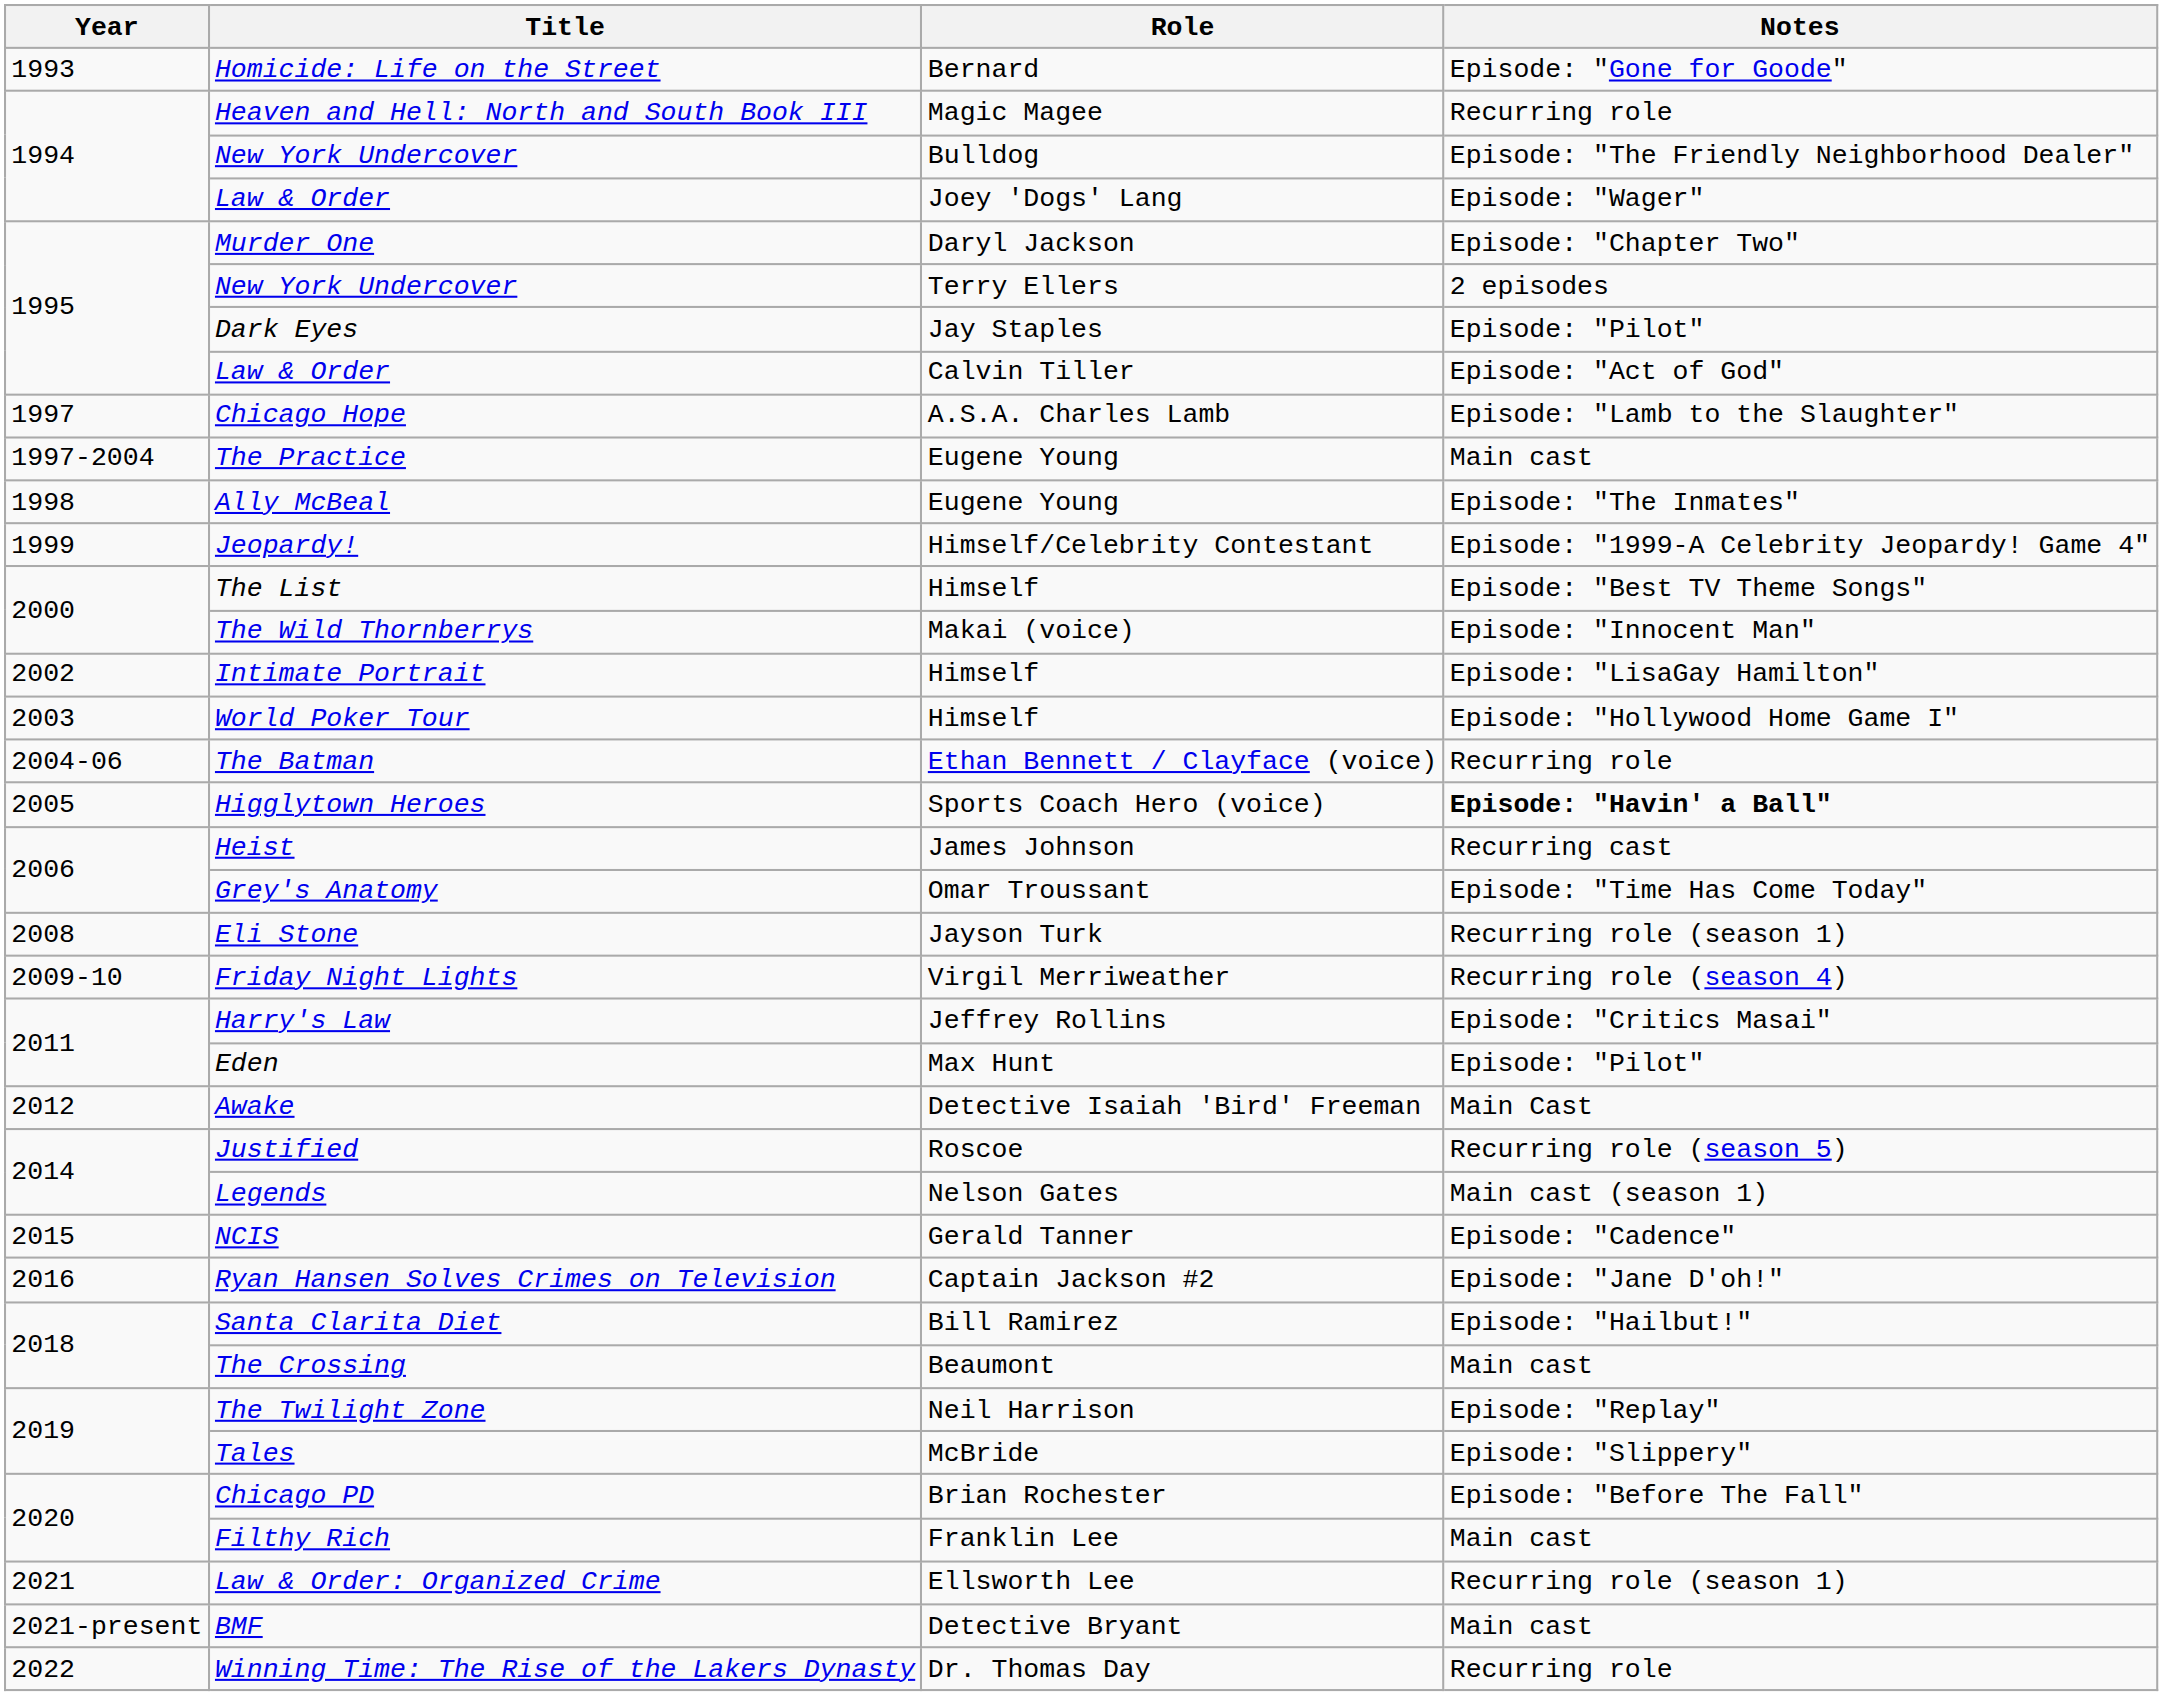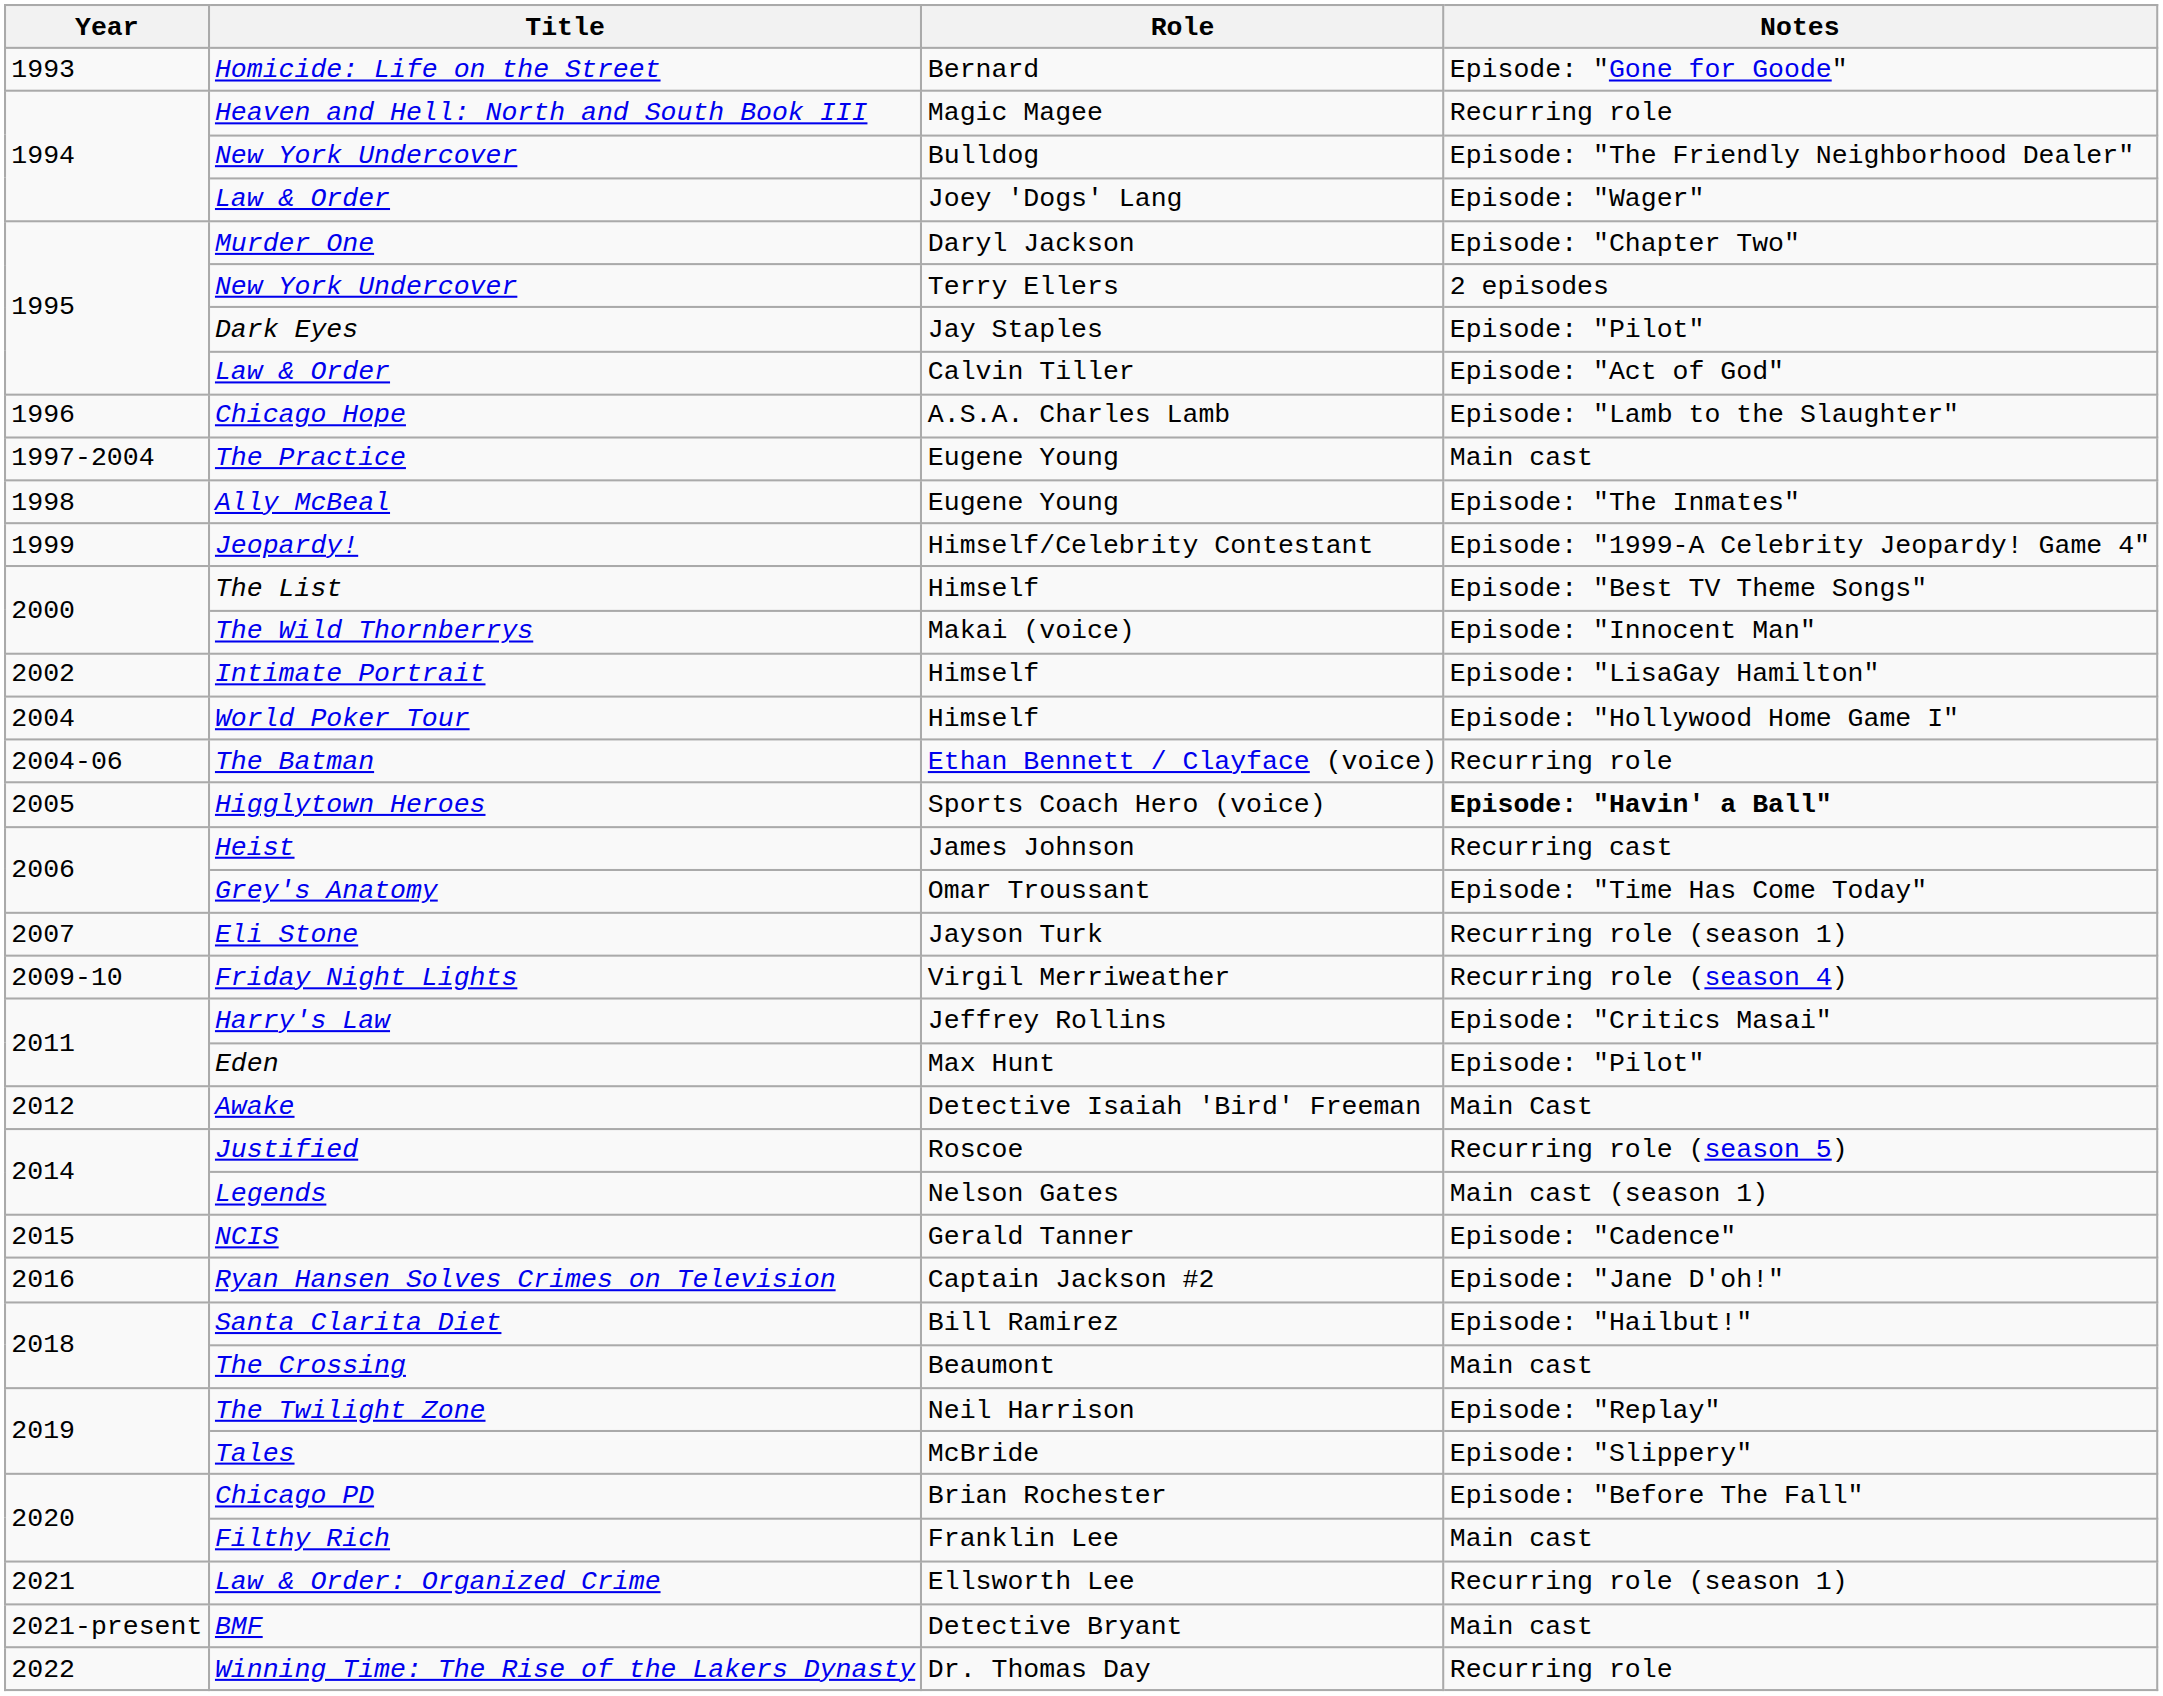(43, 416) 1997 -> (43, 416) 1996
(43, 718) 2003 -> (43, 718) 2004
(43, 934) 2008 -> (43, 934) 2007
